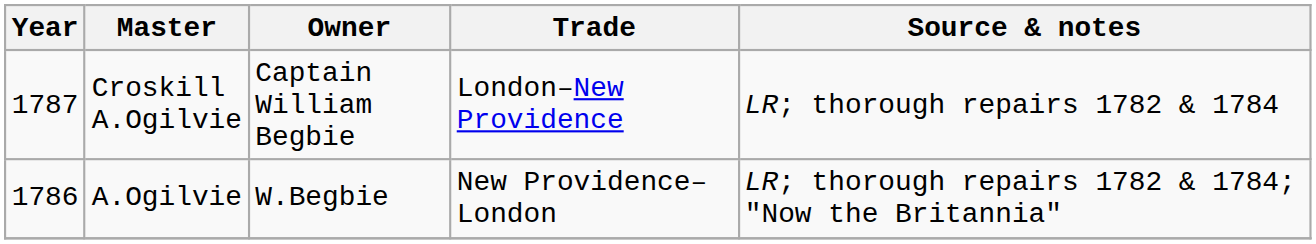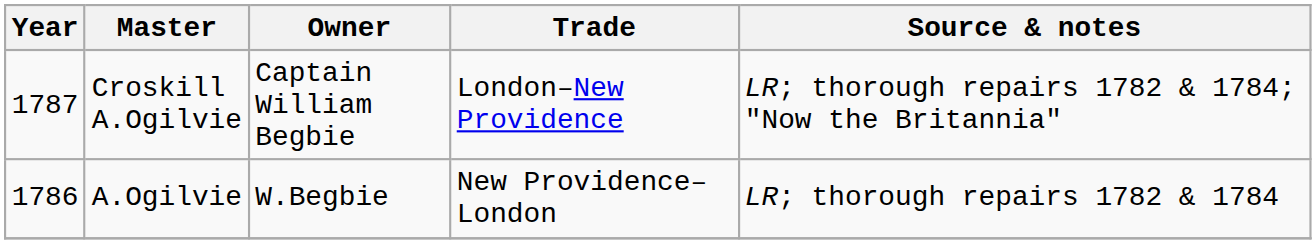(1012, 105) LR; thorough repairs 1782 & 1784 -> (1020, 105) LR; thorough repairs 1782 & 1784; "Now the Britannia"
(1020, 199) LR; thorough repairs 1782 & 1784; "Now the Britannia" -> (1012, 199) LR; thorough repairs 1782 & 1784
